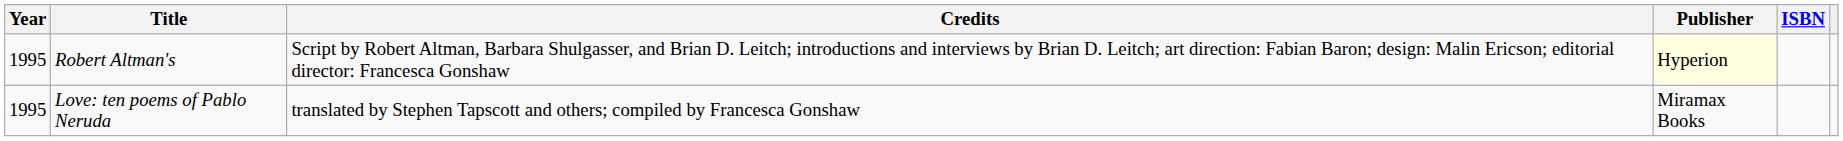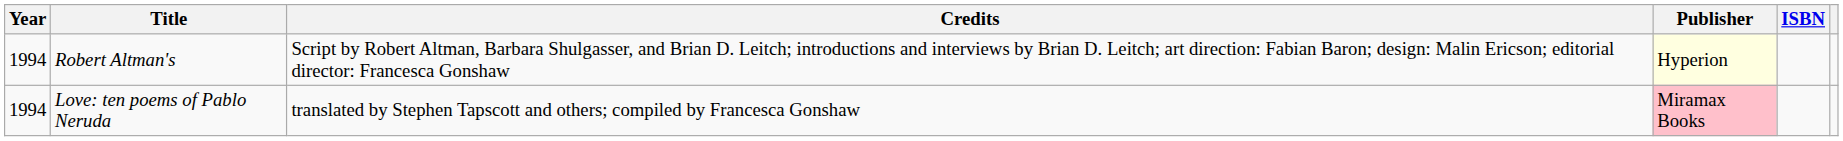(28, 59) 1995 -> (28, 59) 1994
(28, 110) 1995 -> (28, 110) 1994
(1692, 110) no background -> (1692, 110) pink background
